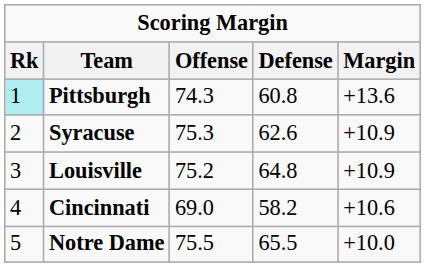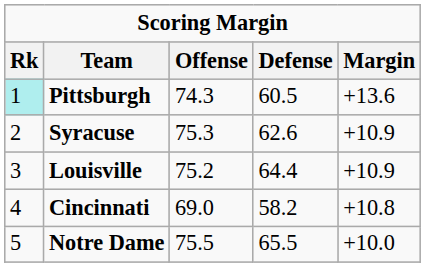(278, 96) 60.8 -> (278, 96) 60.5
(278, 170) 64.8 -> (278, 170) 64.4
(369, 207) +10.6 -> (369, 207) +10.8
